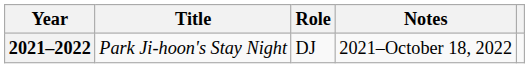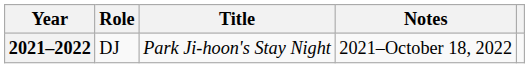columns swapped: (193, 18) <-> (313, 18)
